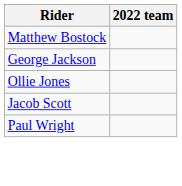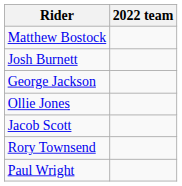+ row: (43, 59)
+ row: (52, 147)
